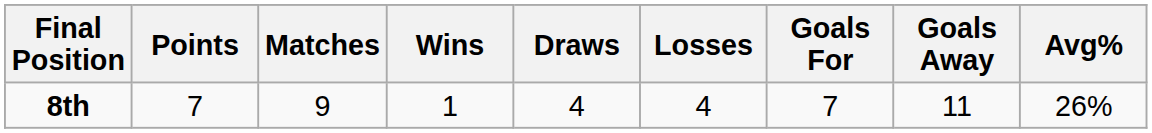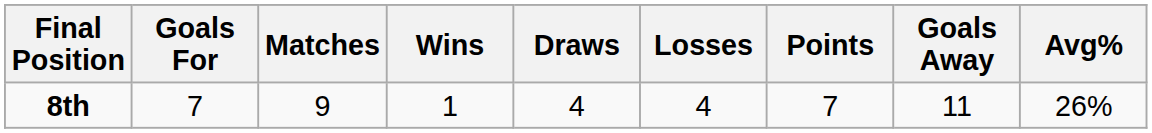columns swapped: (195, 44) <-> (830, 44)
